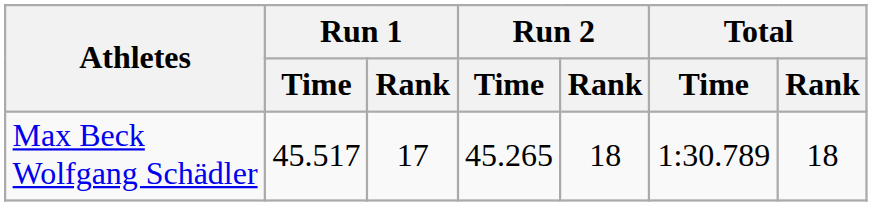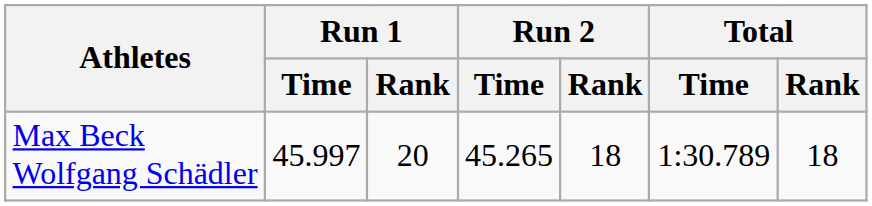(316, 155) 45.517 -> (316, 155) 45.997
(413, 155) 17 -> (413, 155) 20
